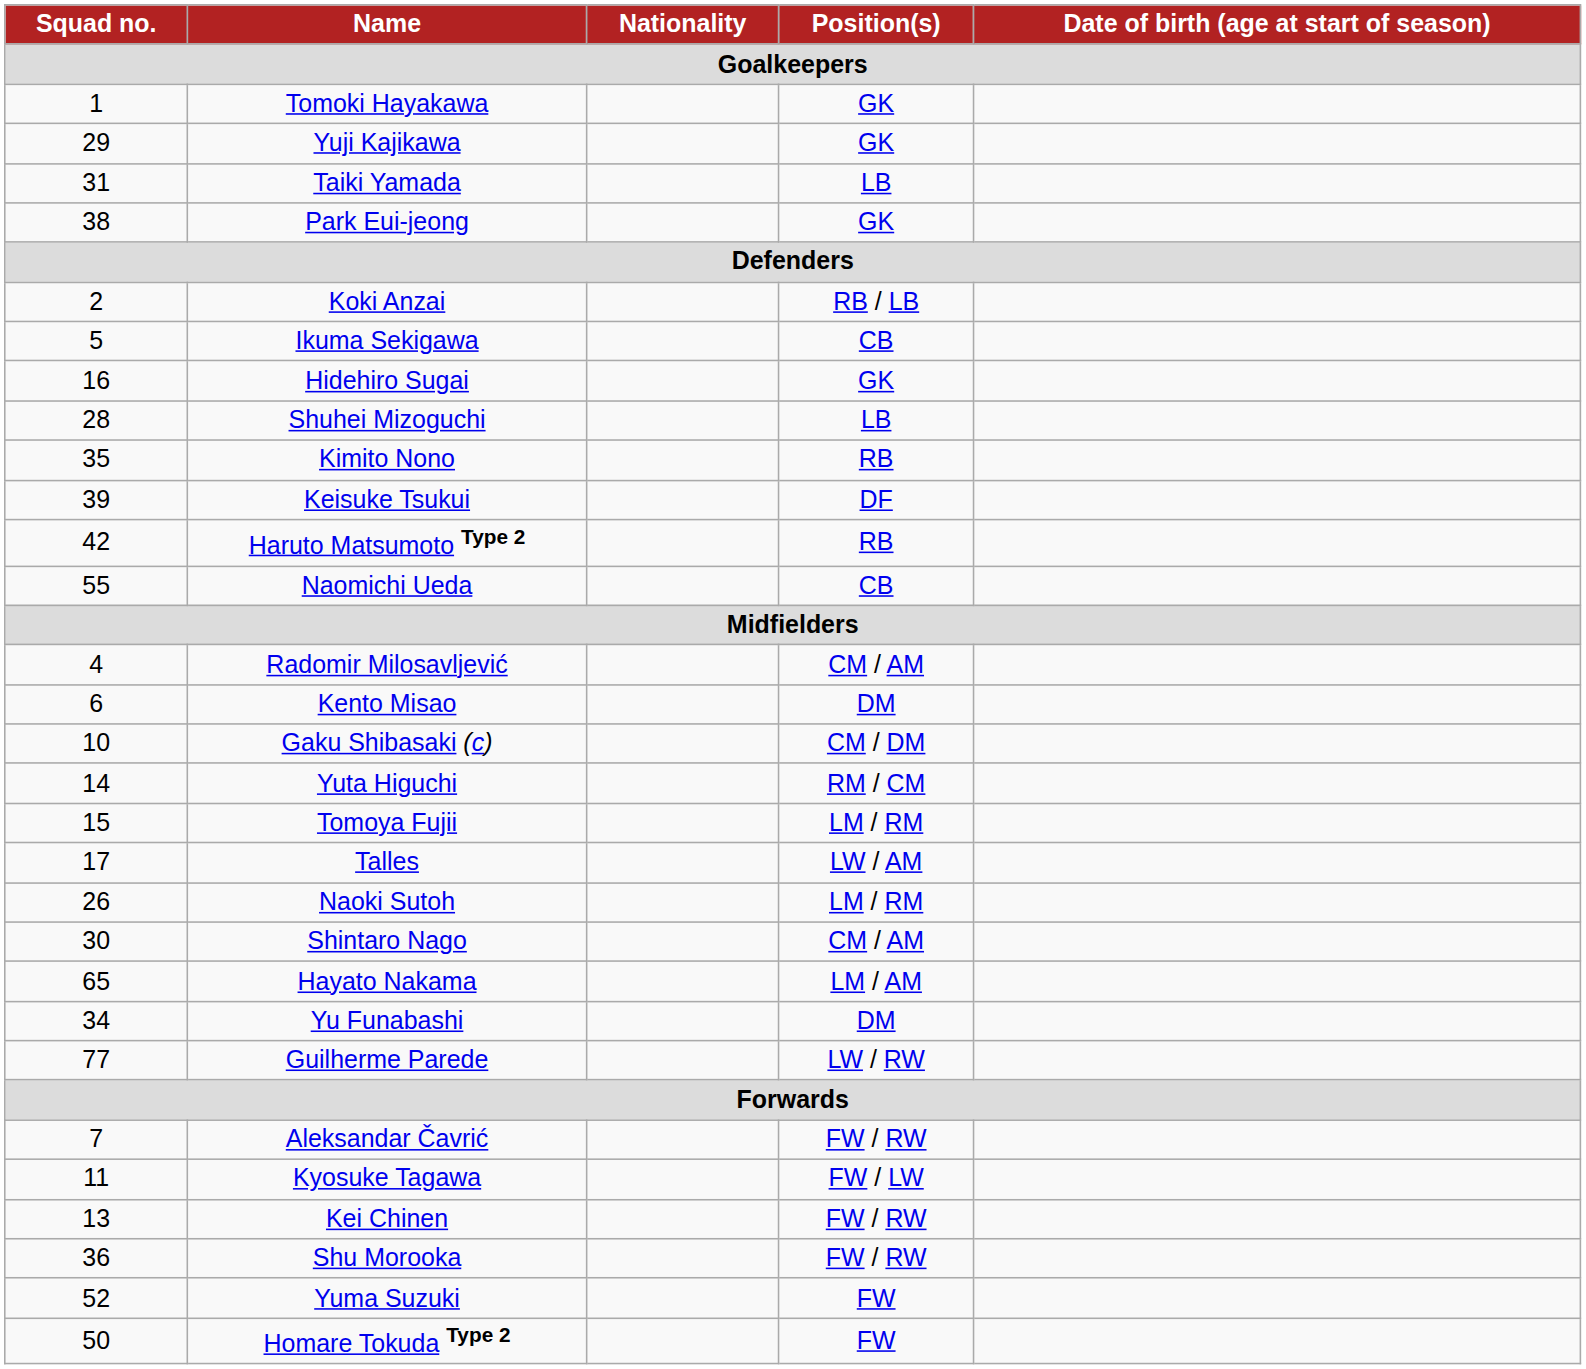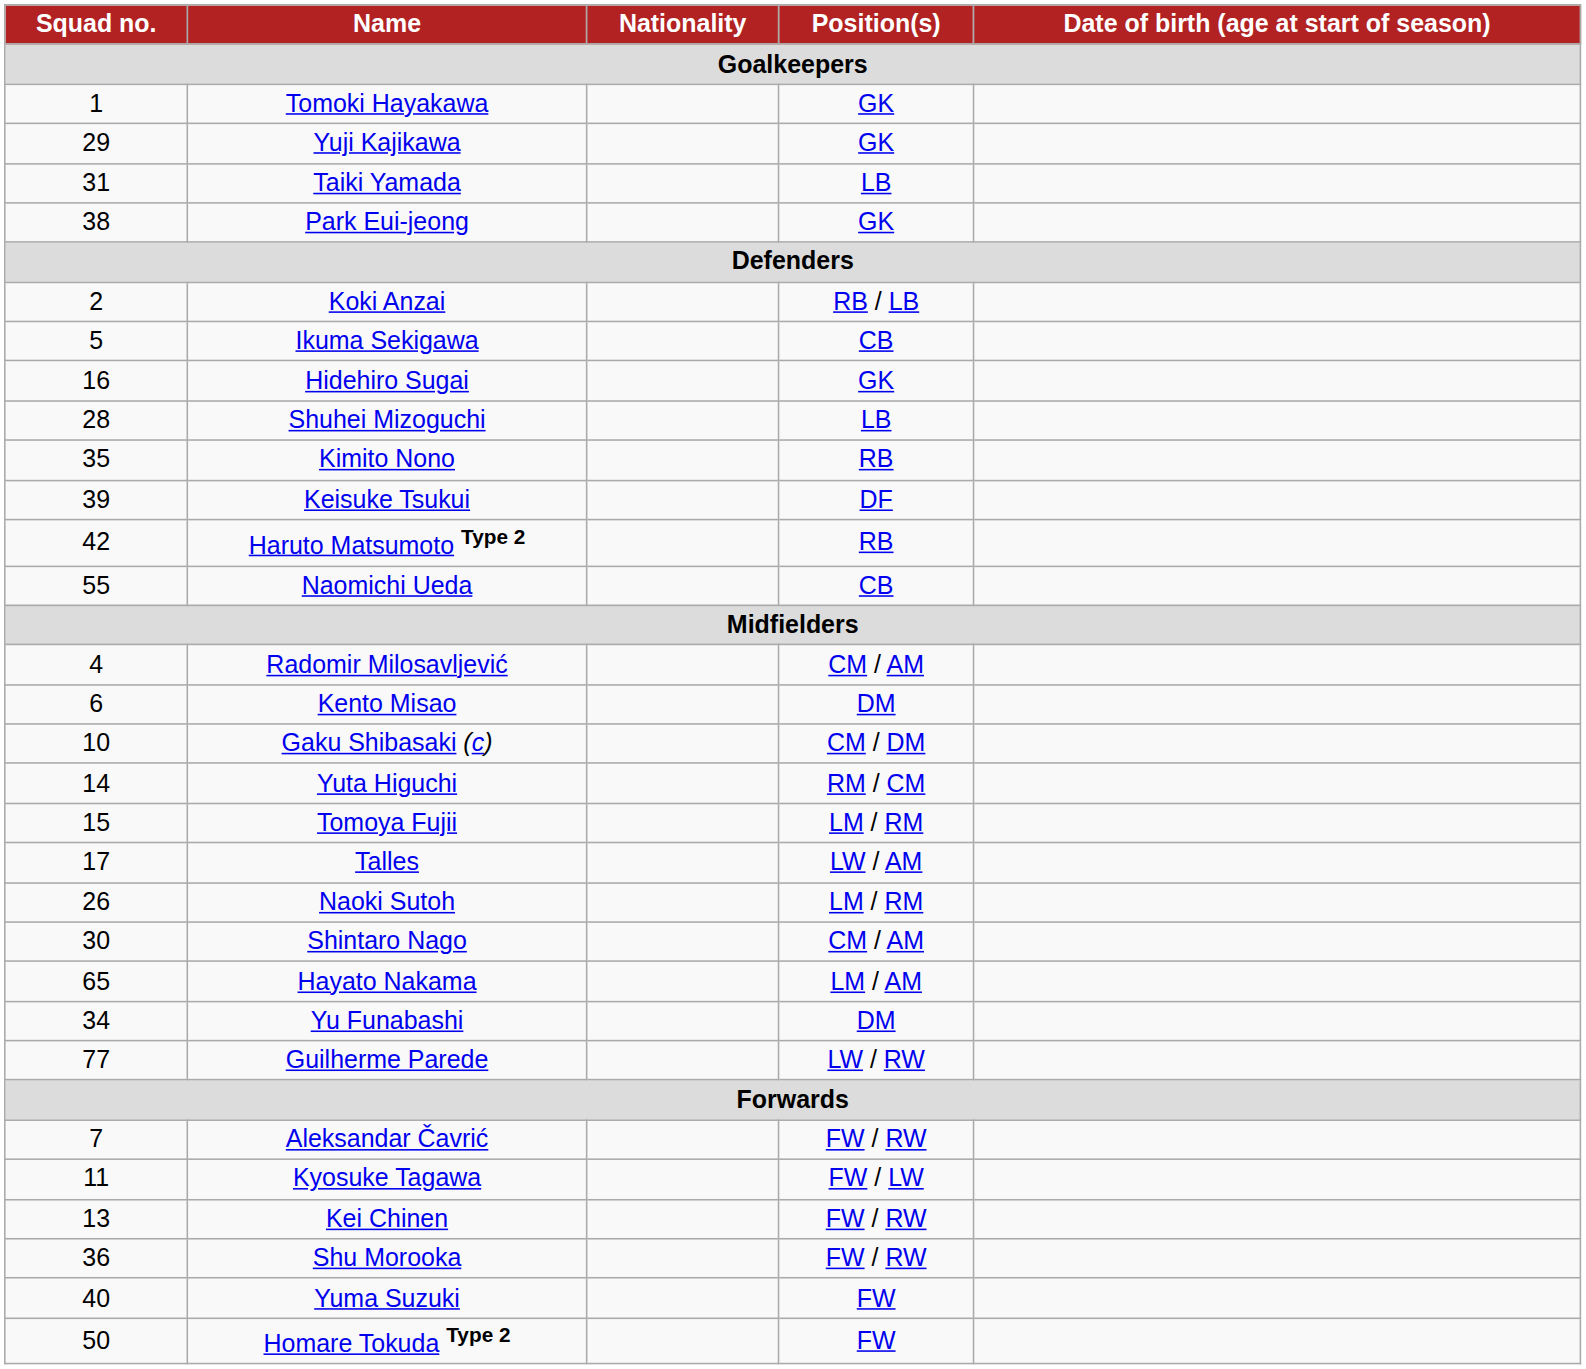(96, 1297) 52 -> (96, 1297) 40
